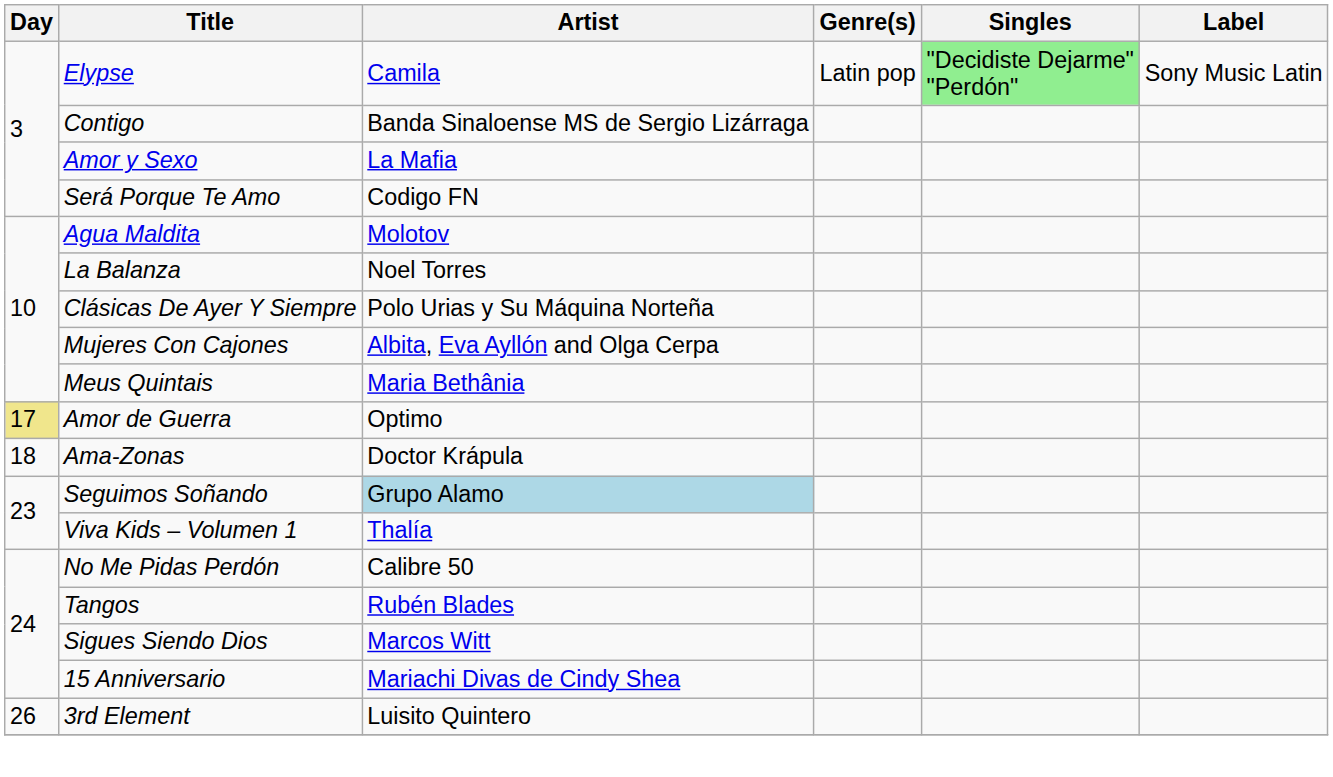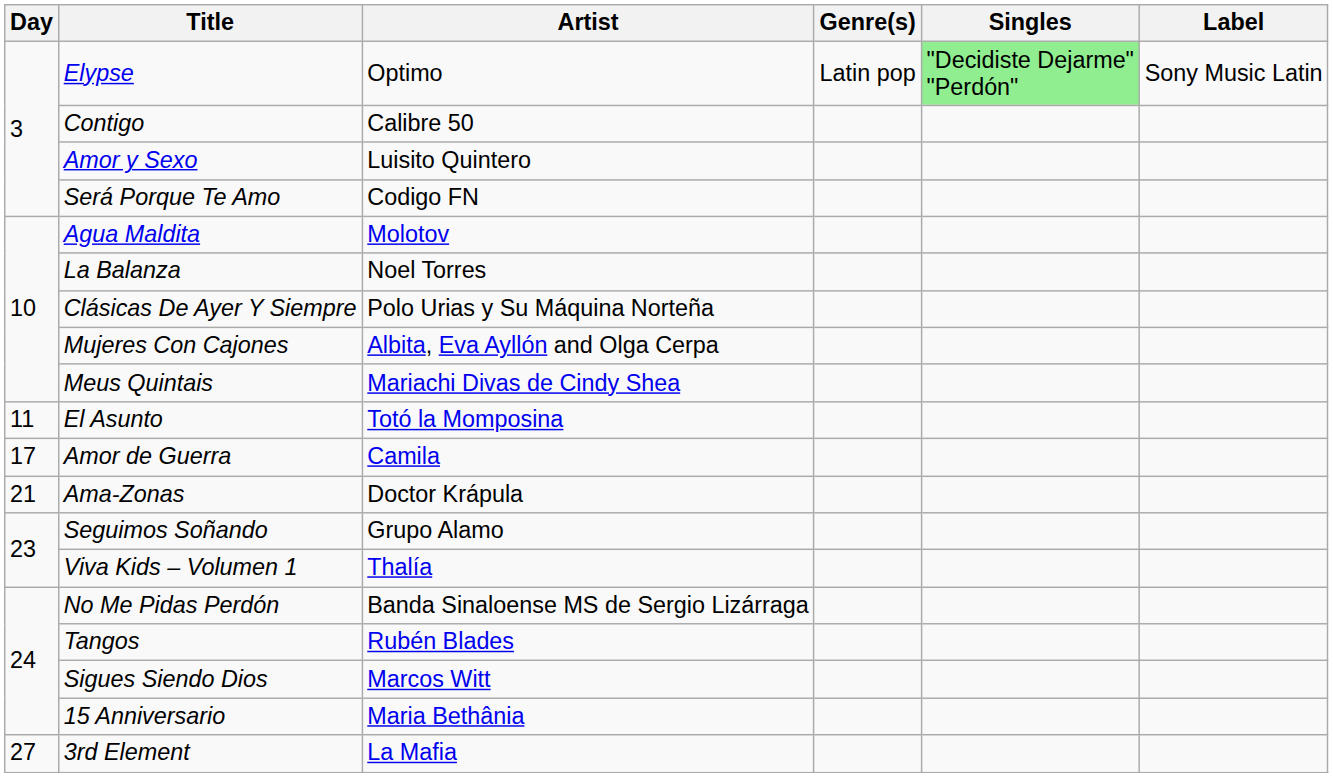(404, 73) Camila -> (405, 73) Optimo
(588, 123) Banda Sinaloense MS de Sergio Lizárraga -> (421, 123) Calibre 50
(412, 160) La Mafia -> (449, 160) Luisito Quintero
(446, 382) Maria Bethânia -> (524, 382) Mariachi Divas de Cindy Shea
+ row: (113, 419)
(23, 419) khaki background -> (23, 456) no background
(405, 419) Optimo -> (404, 456) Camila
(23, 456) 18 -> (23, 493) 21
(435, 493) lightblue background -> (435, 530) no background
(421, 567) Calibre 50 -> (588, 605) Banda Sinaloense MS de Sergio Lizárraga
(524, 679) Mariachi Divas de Cindy Shea -> (446, 716) Maria Bethânia
(23, 716) 26 -> (23, 753) 27
(449, 716) Luisito Quintero -> (412, 753) La Mafia
